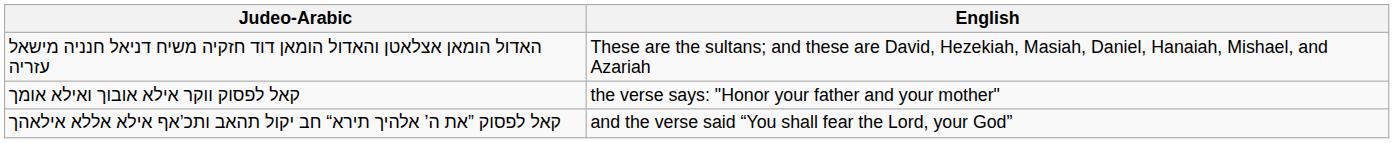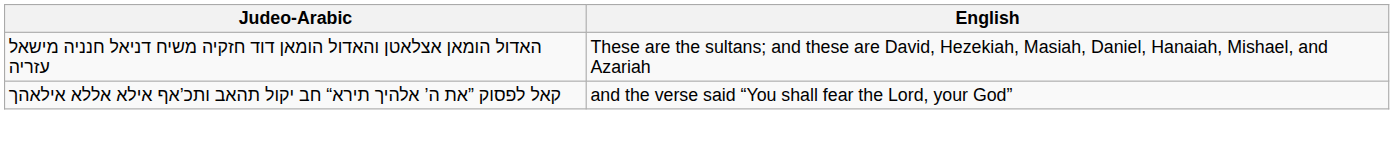- row: (154, 94)
